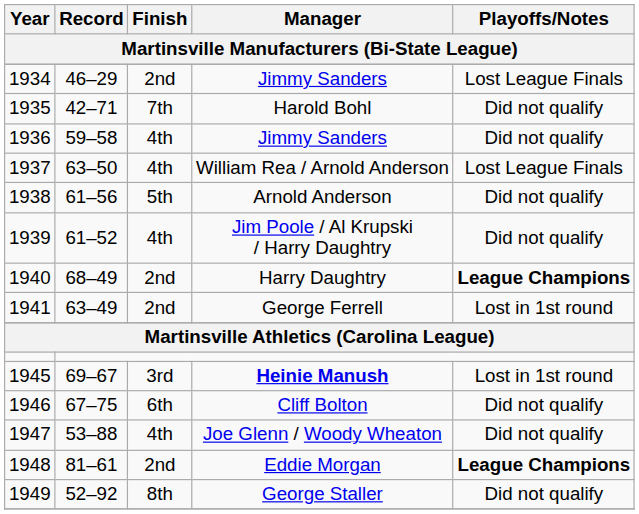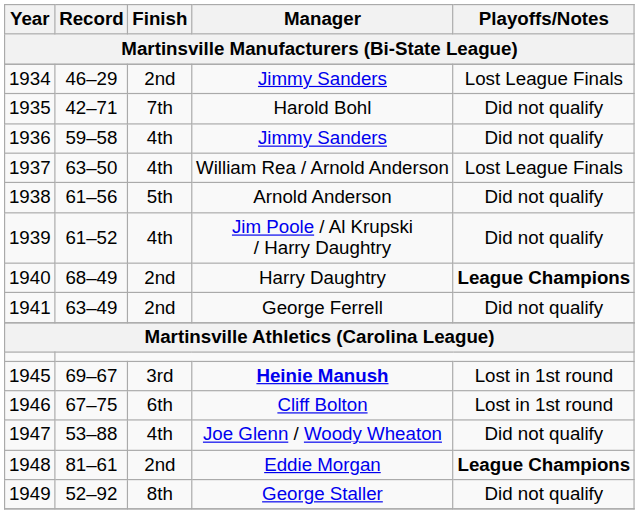(544, 307) Lost in 1st round -> (544, 307) Did not qualify
(544, 405) Did not qualify -> (544, 405) Lost in 1st round
